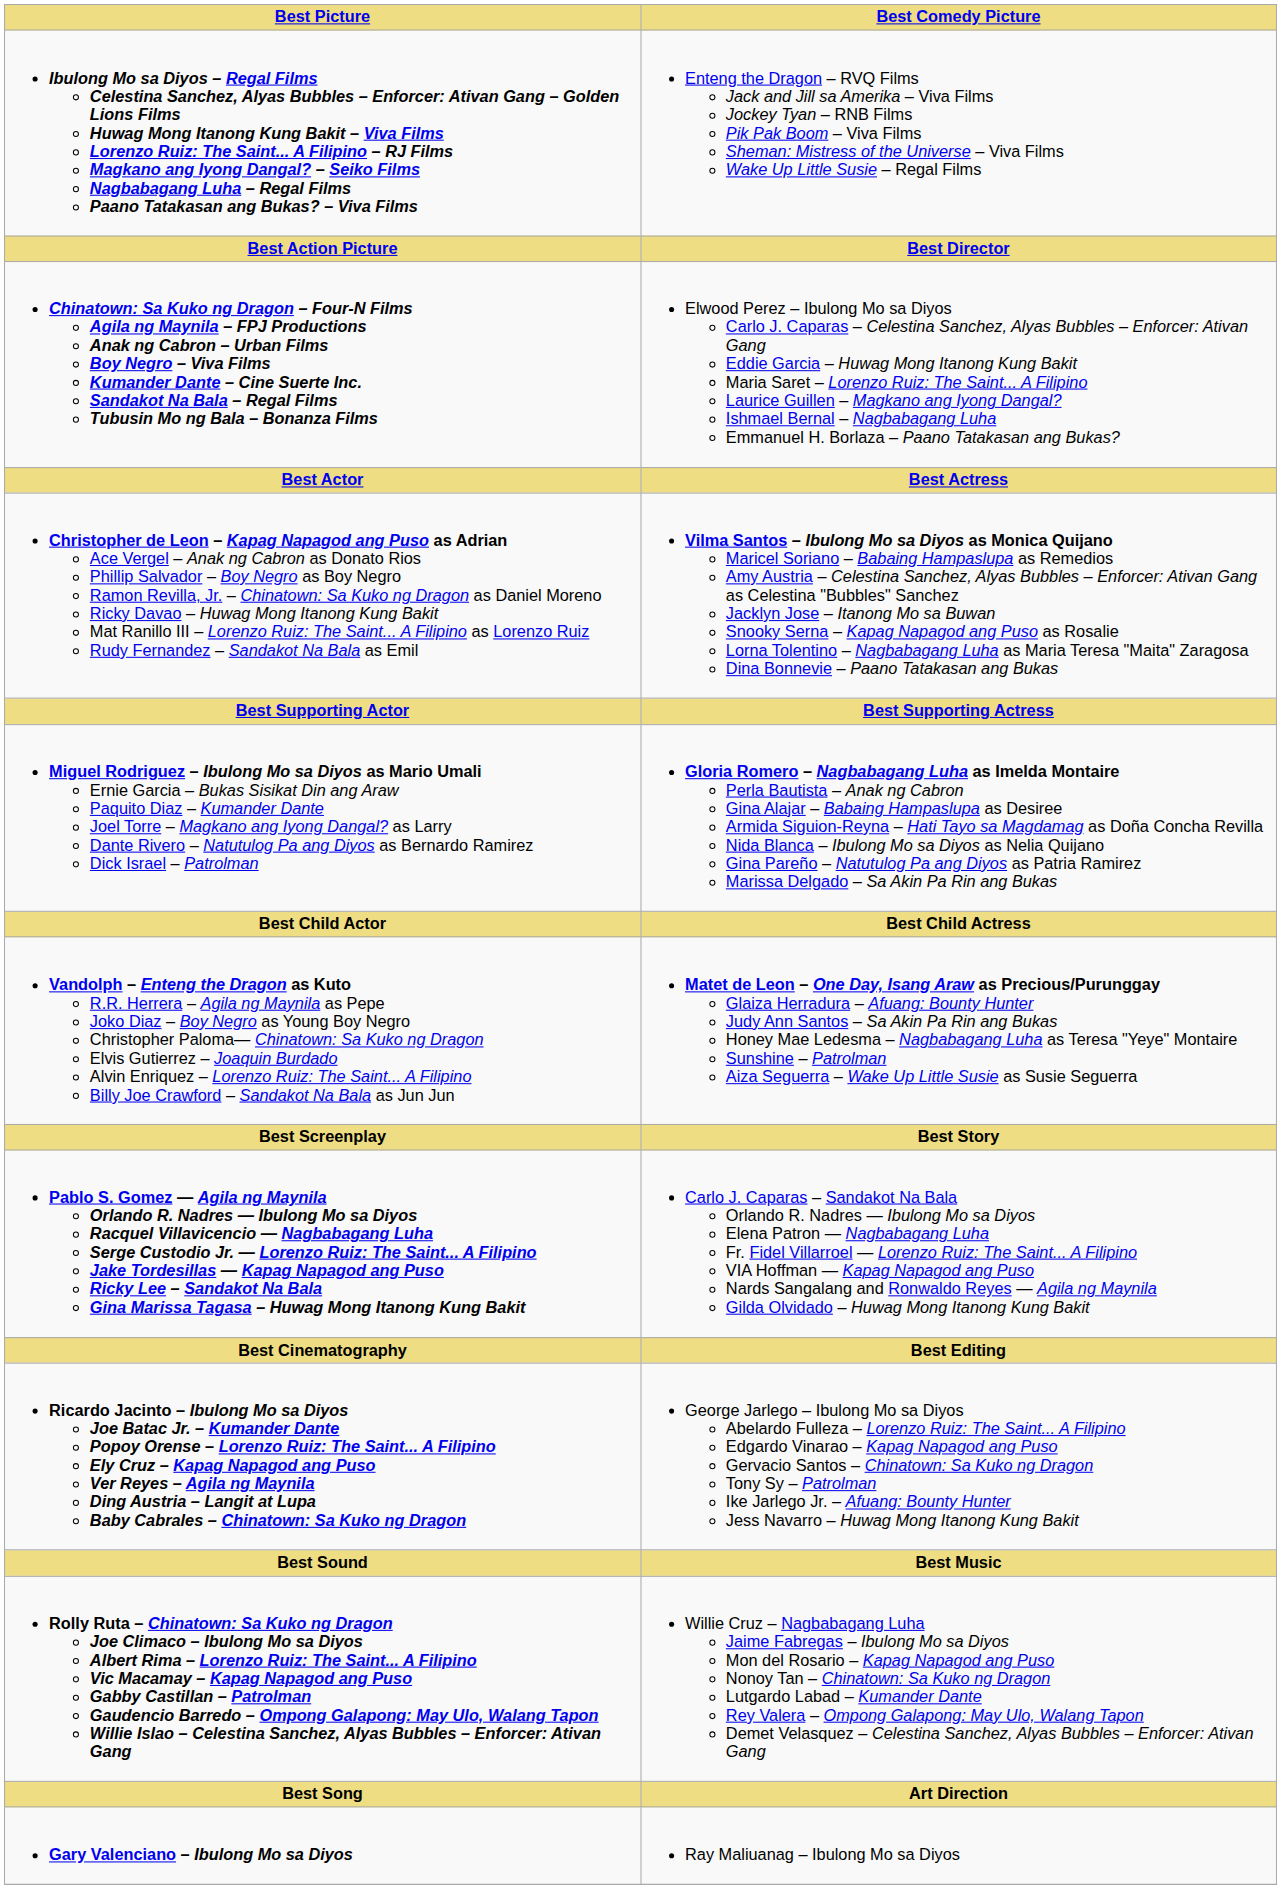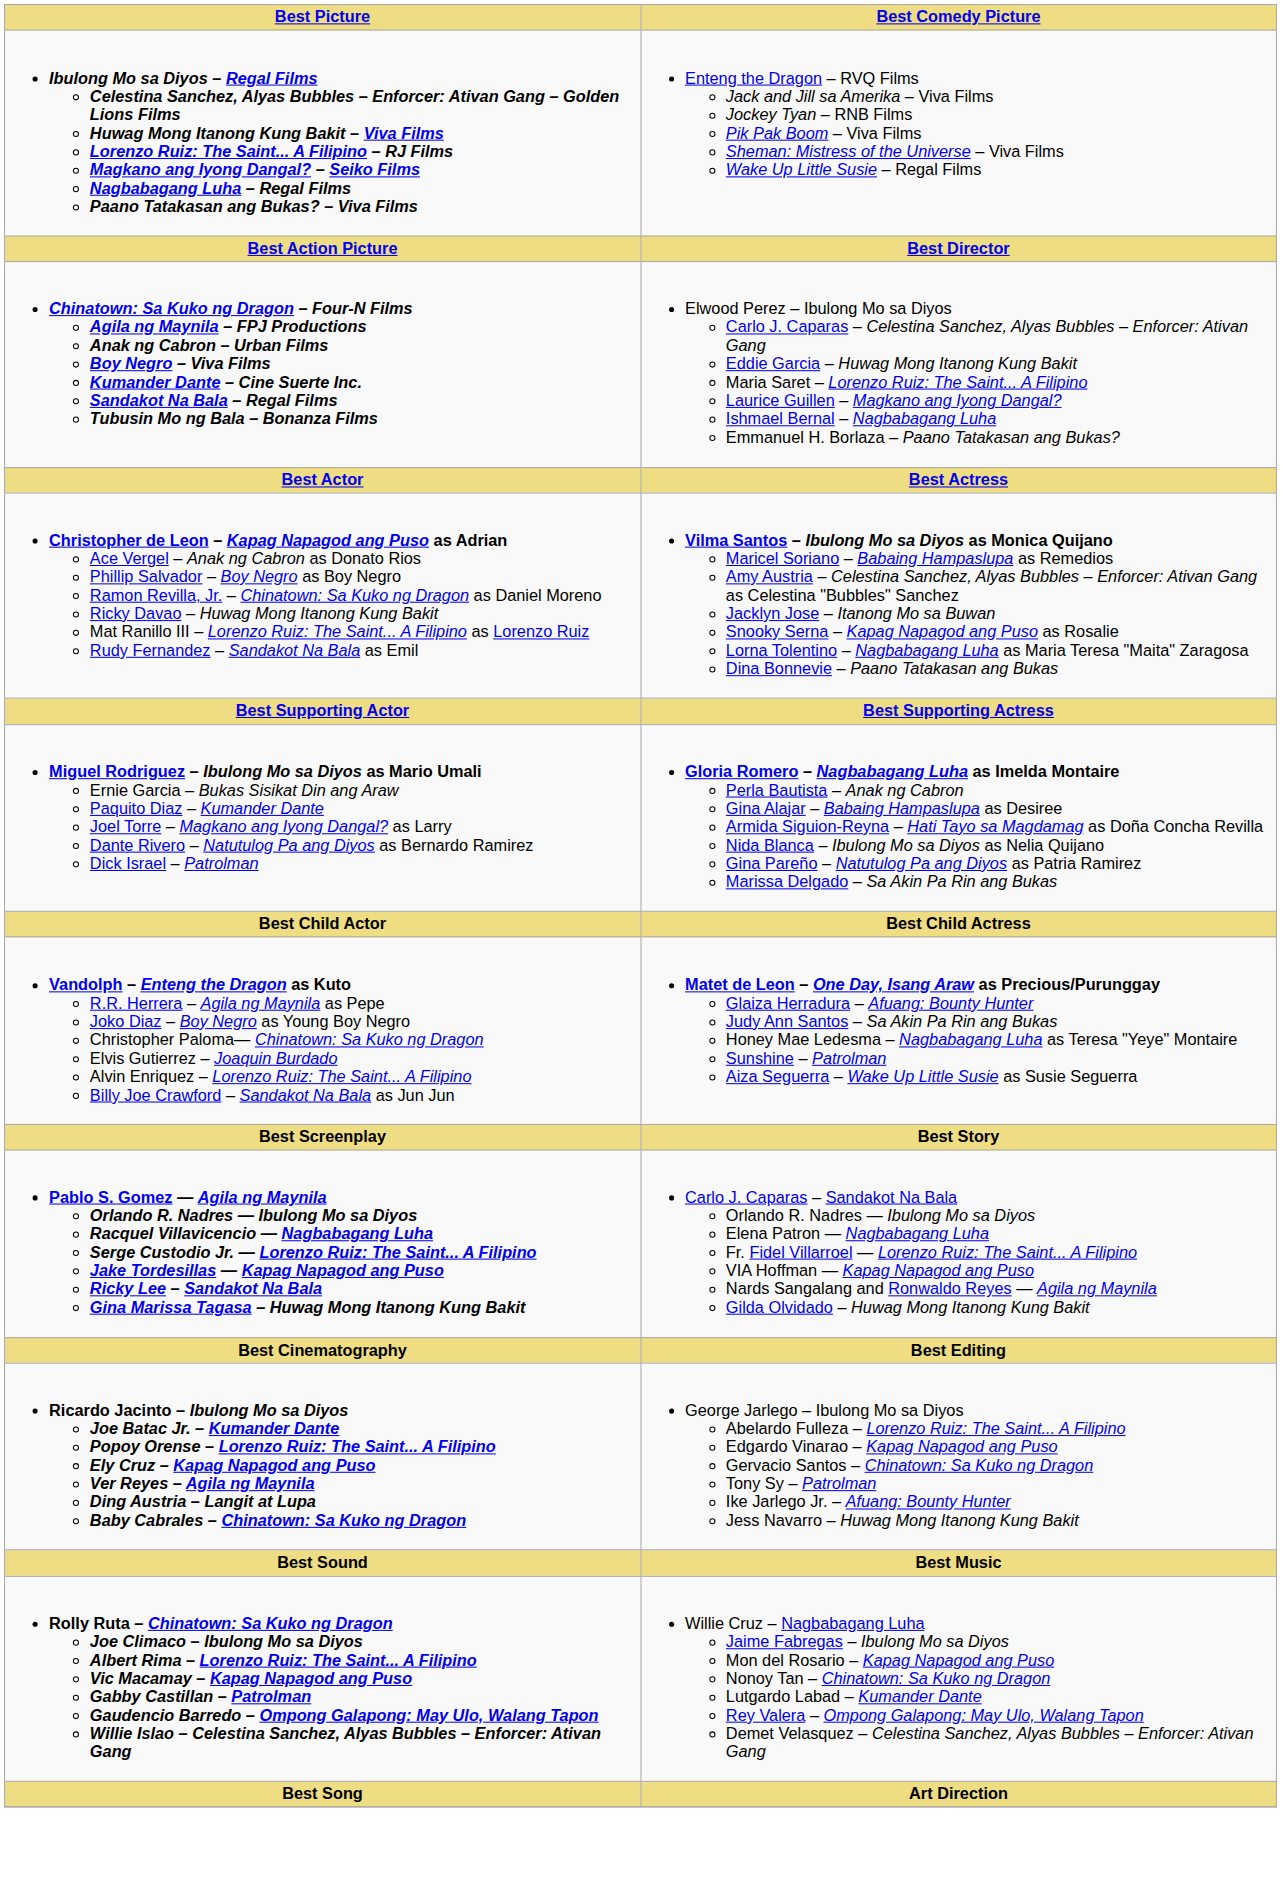- row: (322, 1855)
